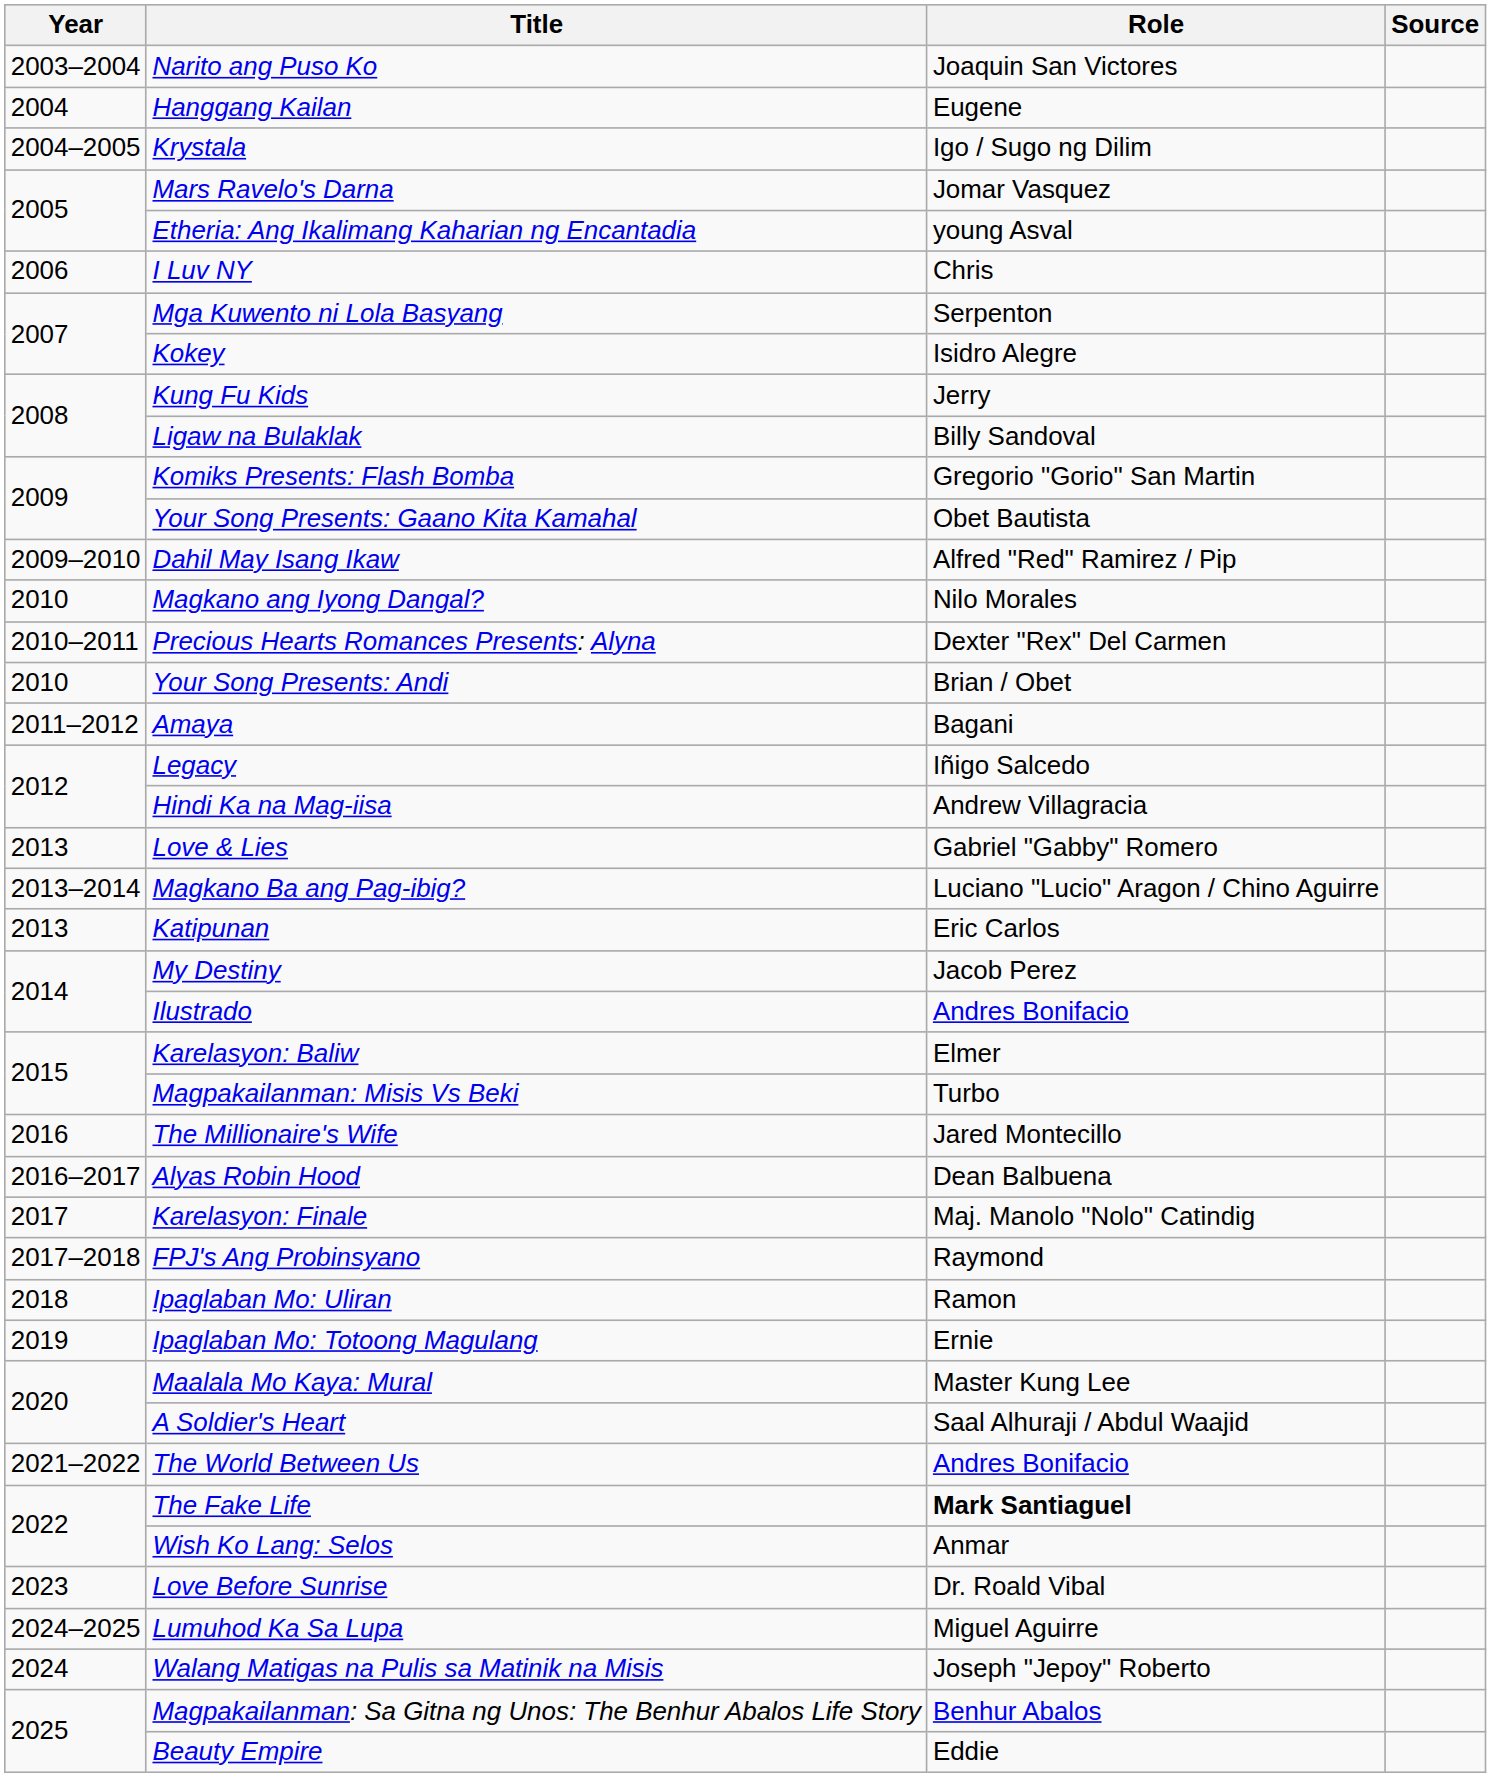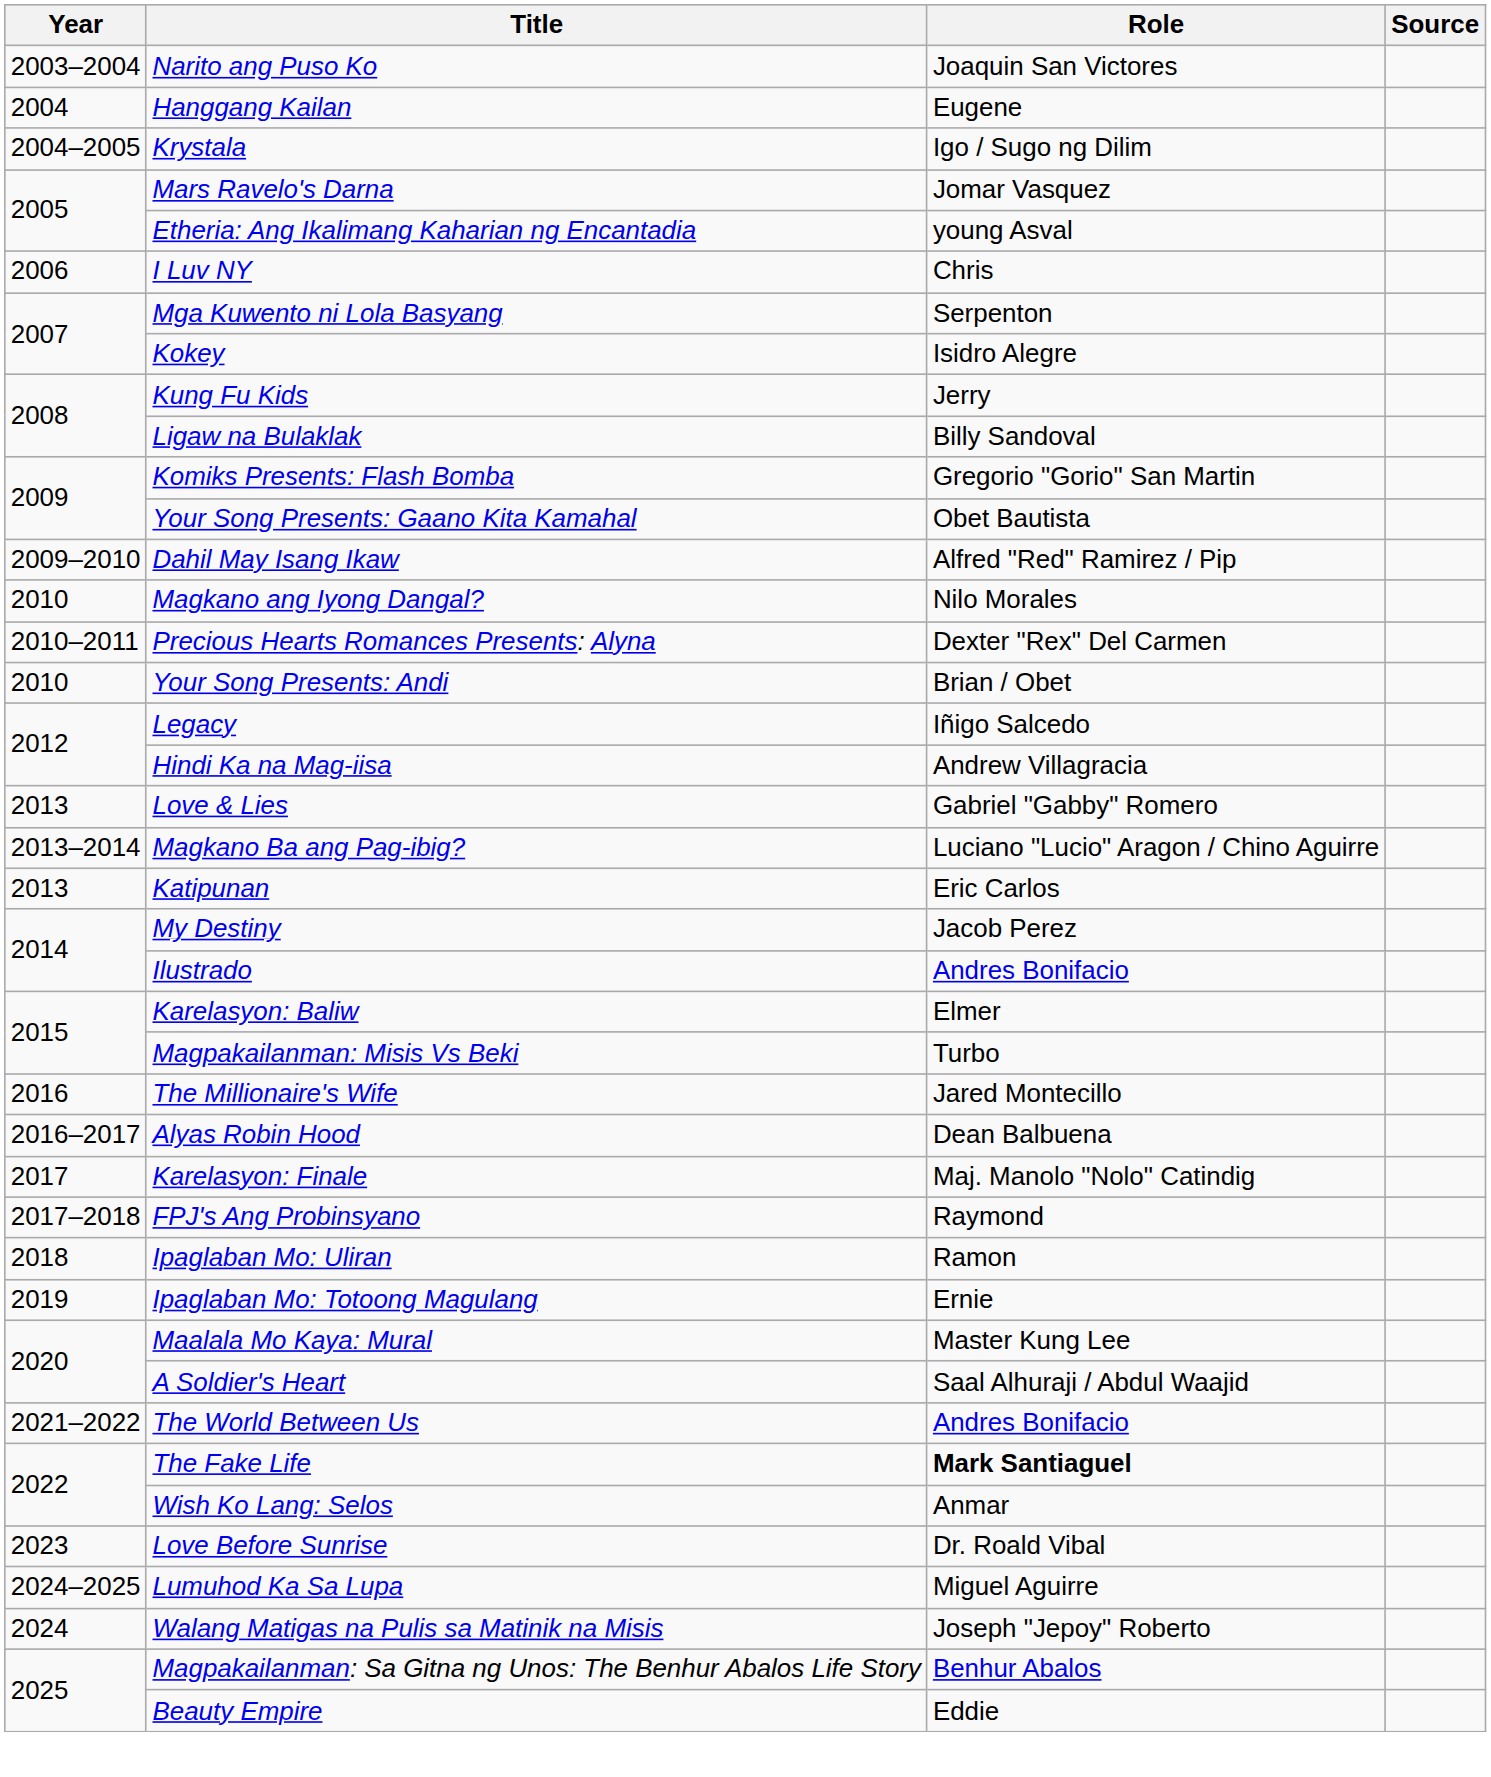- row: (193, 723)
